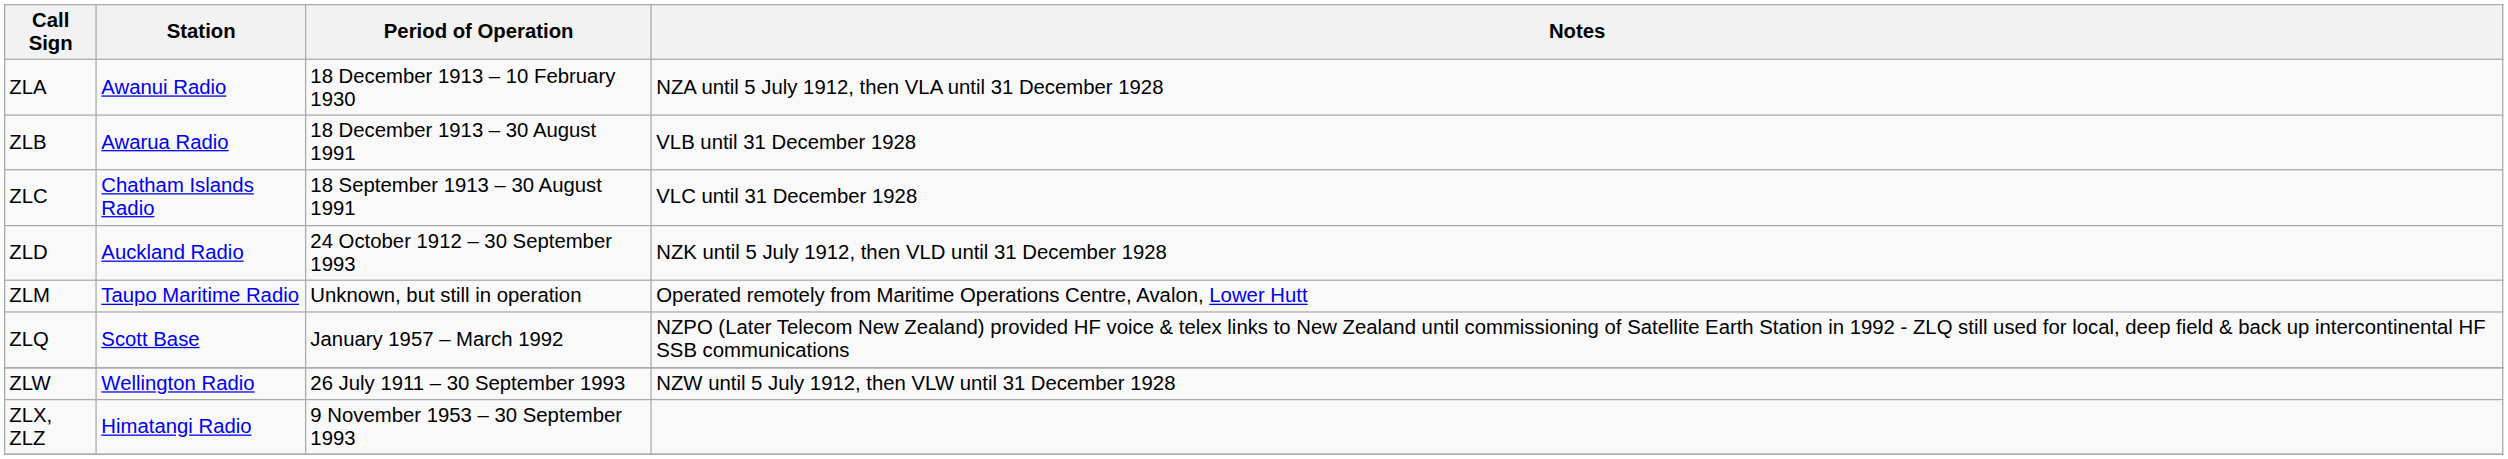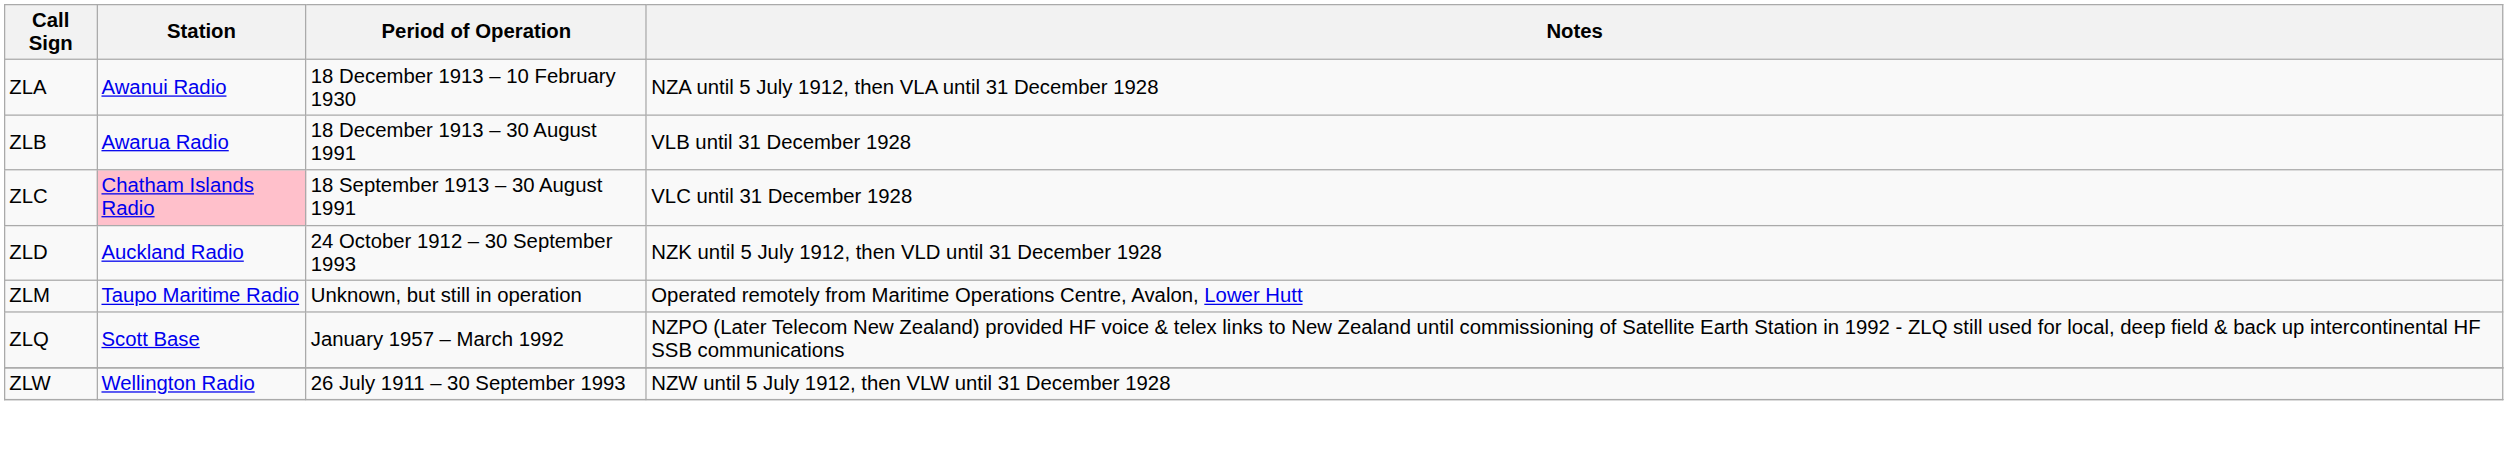(178, 197) no background -> (178, 197) pink background
- row: (31, 427)
